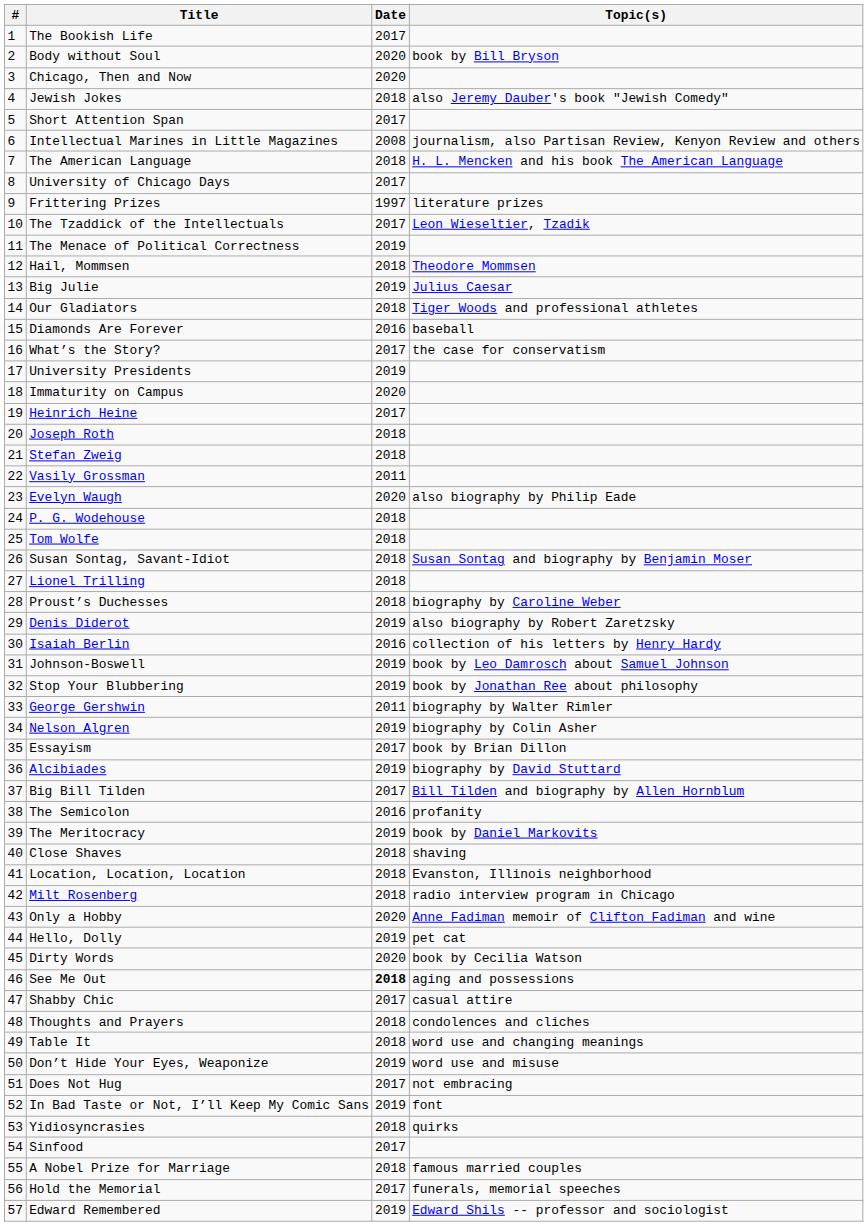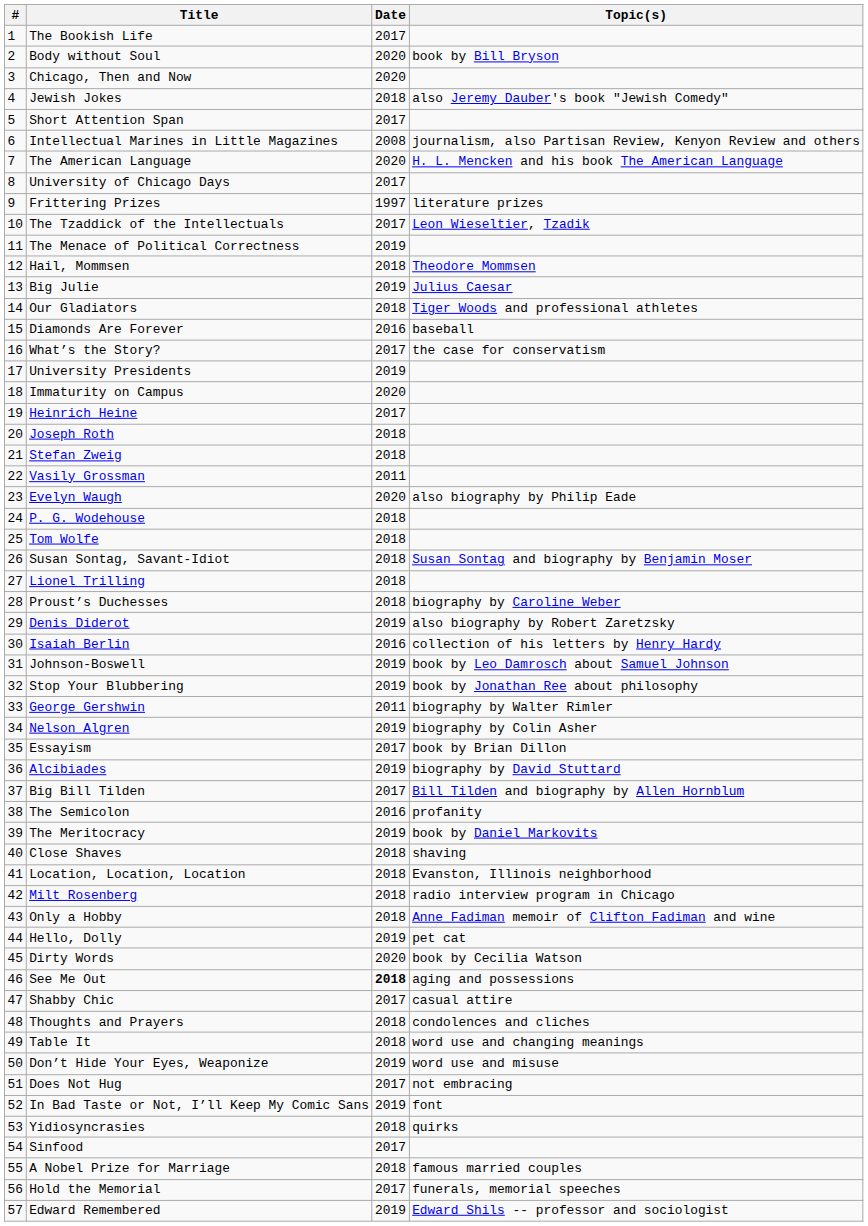(391, 162) 2018 -> (391, 162) 2020
(391, 917) 2020 -> (391, 917) 2018
